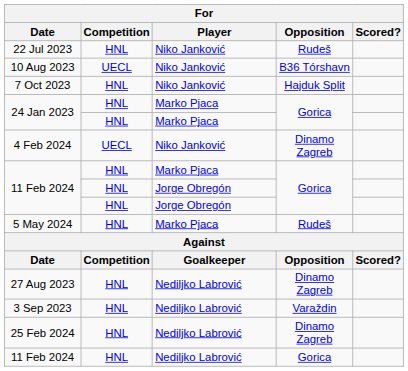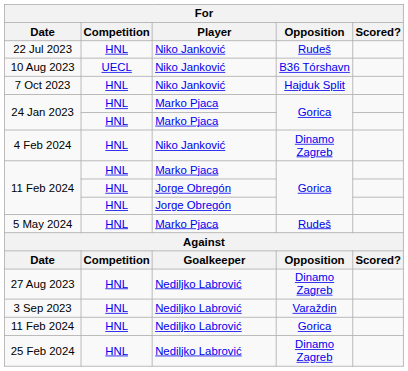(117, 146) UECL -> (117, 146) HNL
rows swapped: (43, 357) <-> (43, 333)
